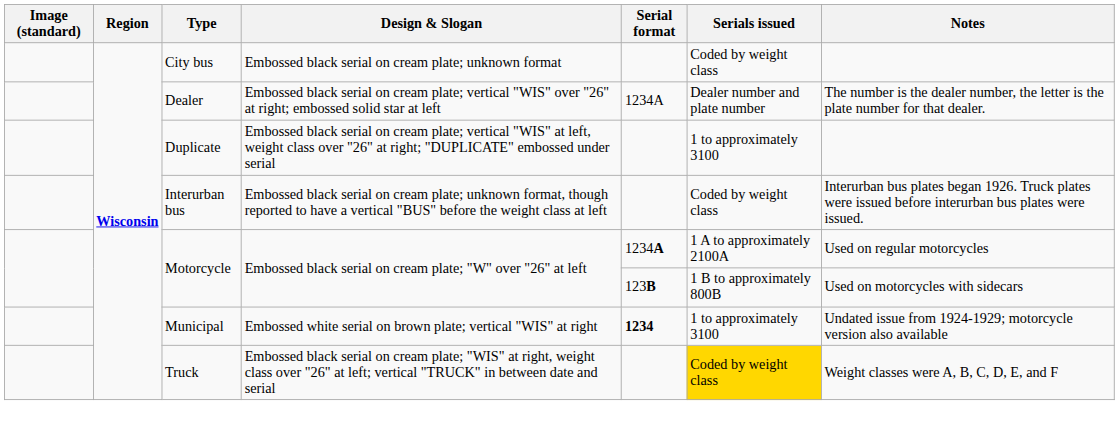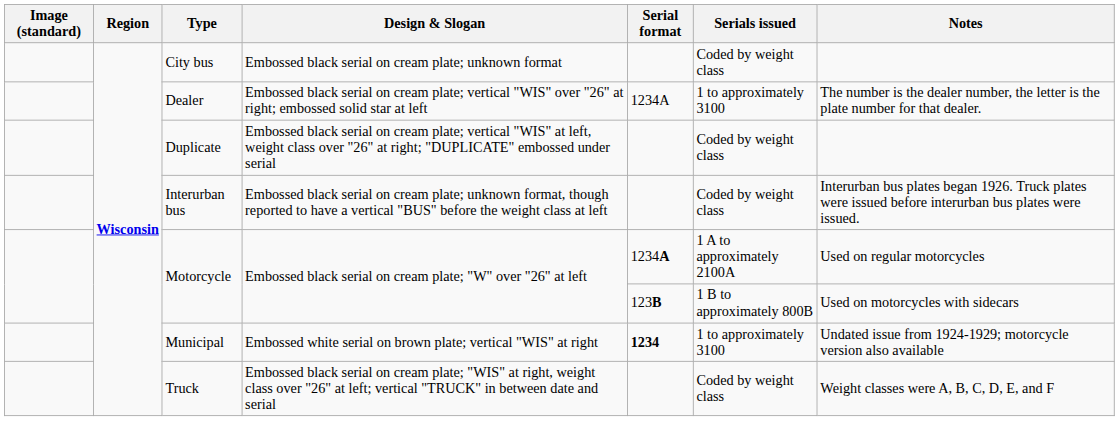(745, 101) Dealer number and plate number -> (750, 101) 1 to approximately 3100
(744, 147) 1 to approximately 3100 -> (745, 147) Coded by weight class
(739, 372) gold background -> (745, 388) no background
